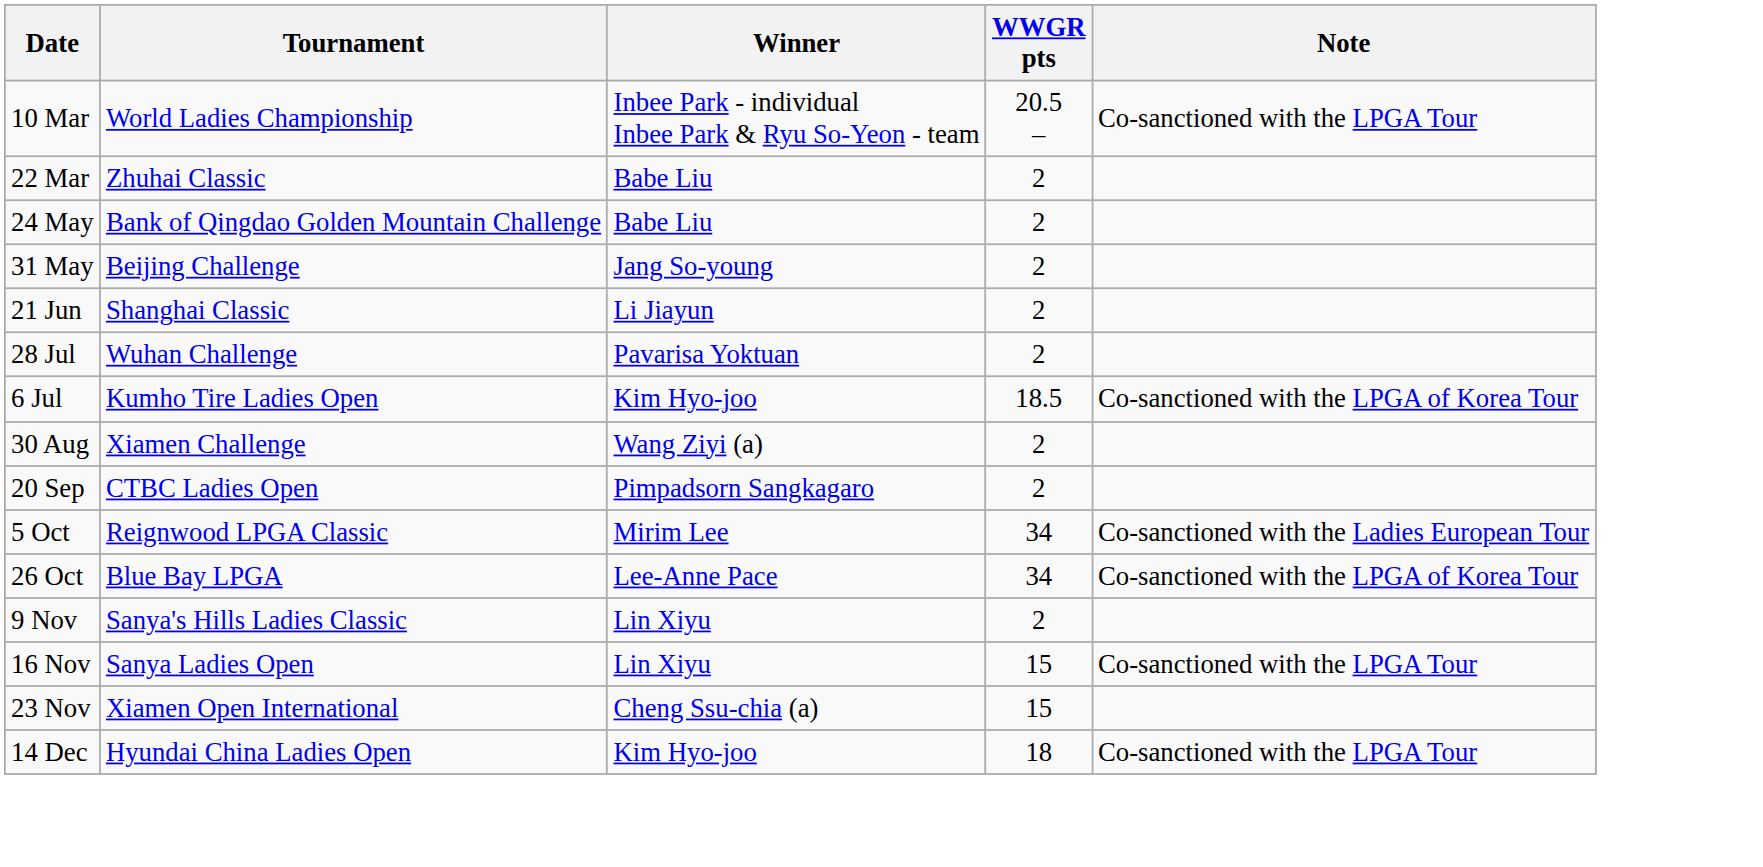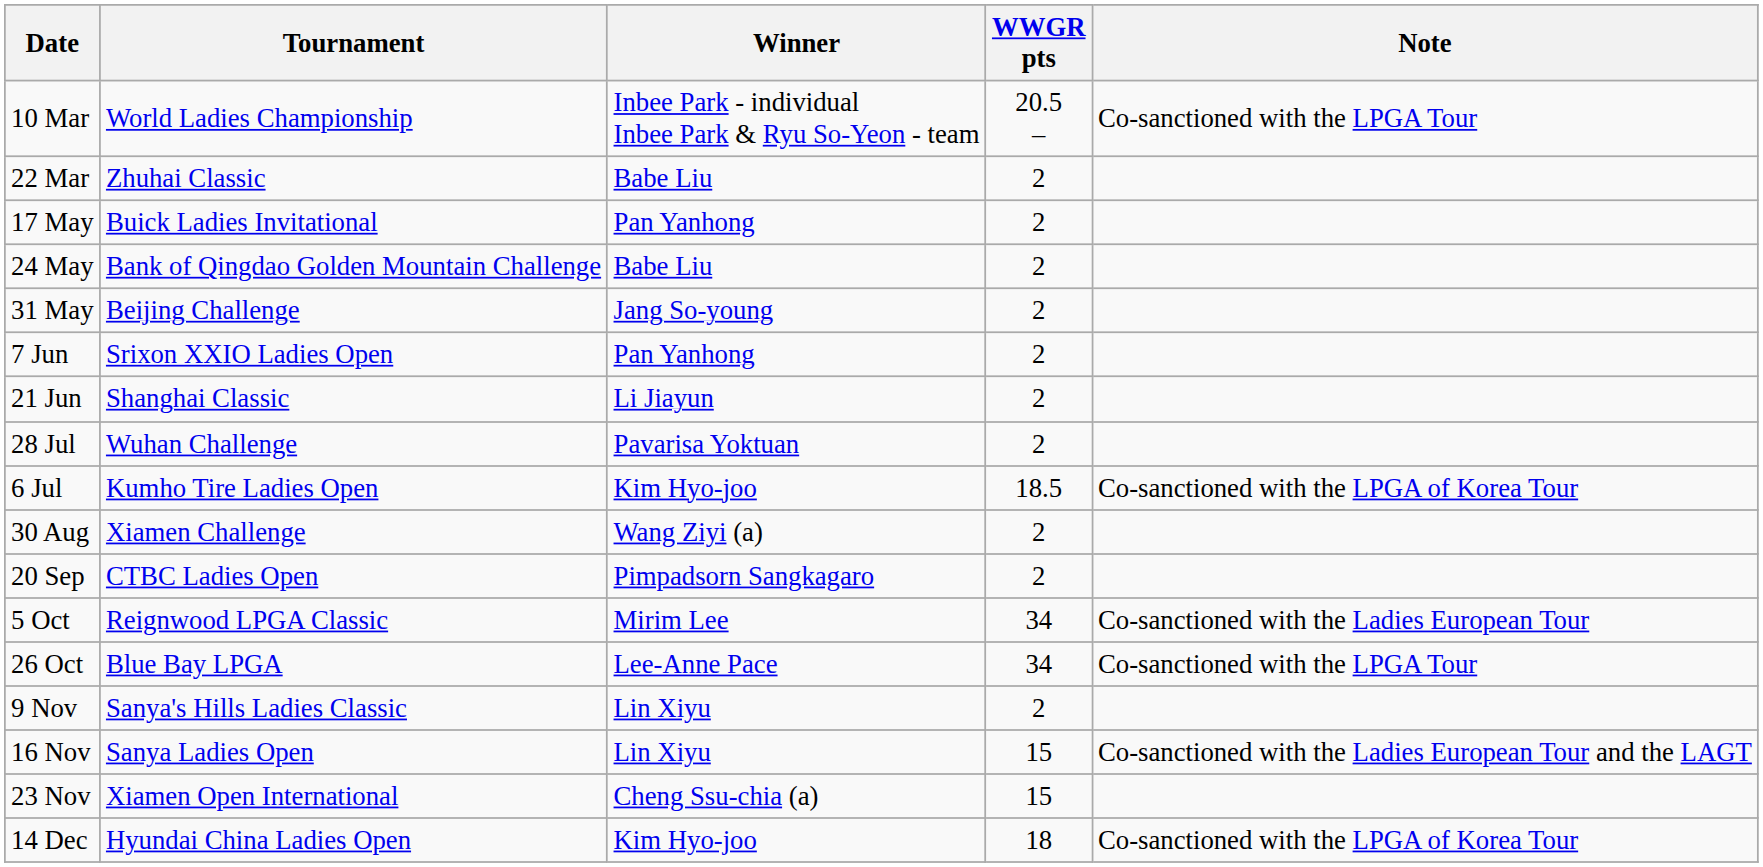+ row: (52, 222)
+ row: (40, 354)
(1338, 575) Co-sanctioned with the LPGA of Korea Tour -> (1288, 663) Co-sanctioned with the LPGA Tour
(1288, 663) Co-sanctioned with the LPGA Tour -> (1425, 751) Co-sanctioned with the Ladies European Tour and the LAGT
(1288, 751) Co-sanctioned with the LPGA Tour -> (1338, 839) Co-sanctioned with the LPGA of Korea Tour
